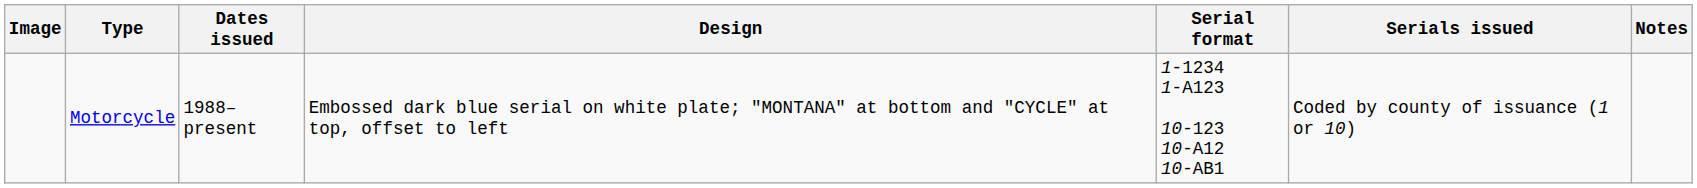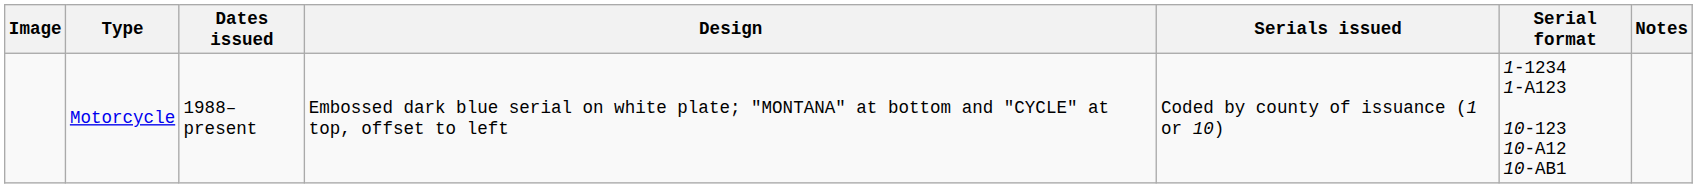columns swapped: (1223, 29) <-> (1460, 29)
